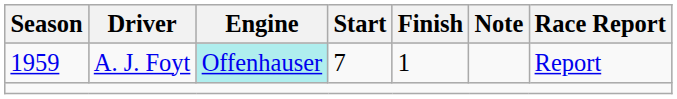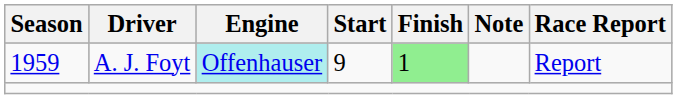(340, 62) 7 -> (340, 62) 9
(404, 62) no background -> (404, 62) lightgreen background
